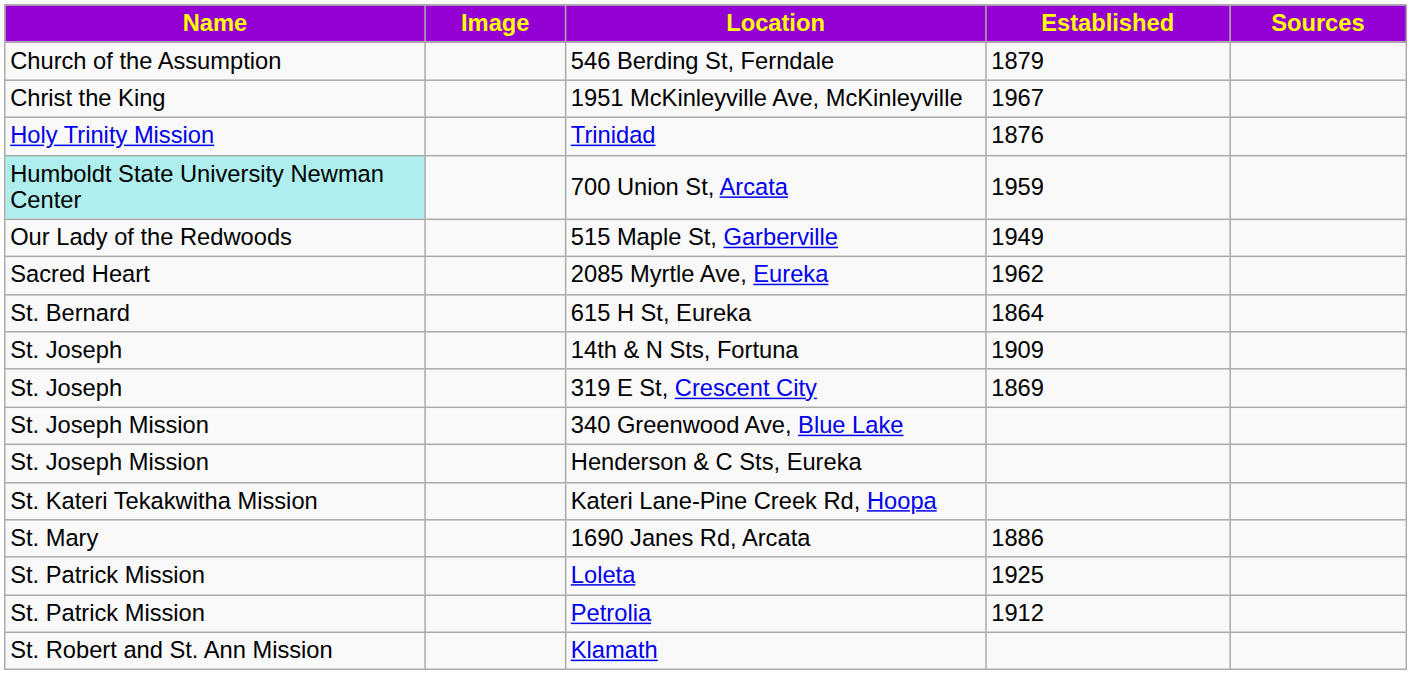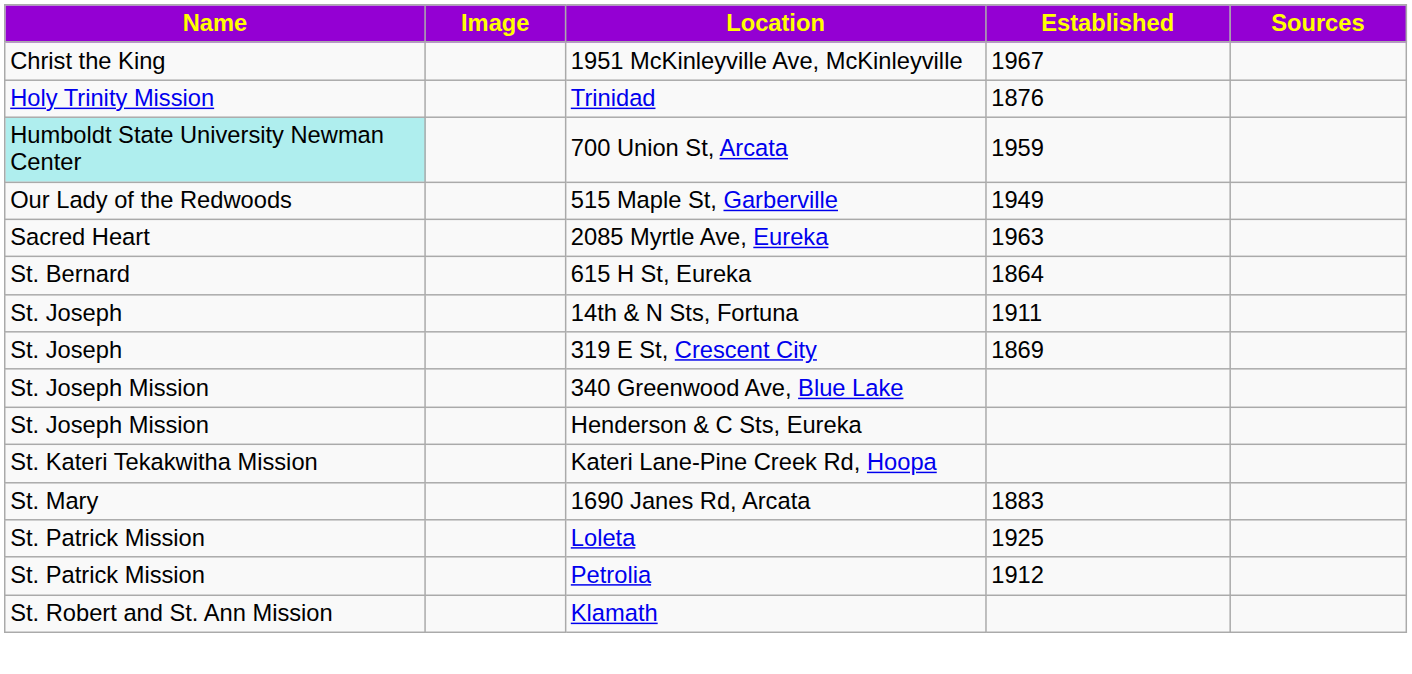- row: (702, 60)
(1018, 275) 1962 -> (1018, 237) 1963
(1018, 350) 1909 -> (1017, 312) 1911
(1018, 538) 1886 -> (1018, 500) 1883
